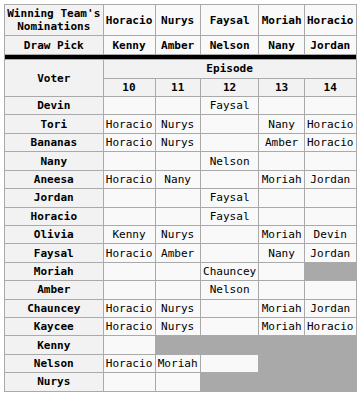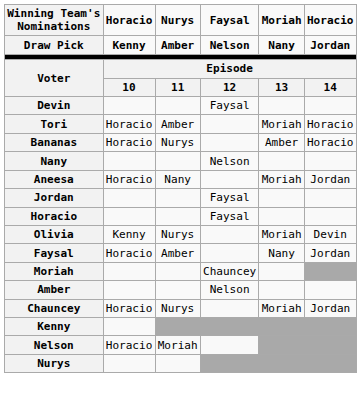(178, 124) Nurys -> (178, 124) Amber
(282, 124) Nany -> (282, 124) Moriah
- row: (54, 327)
